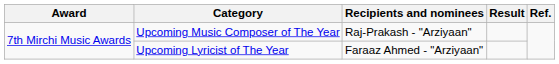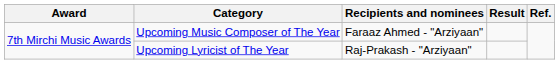(408, 31) Raj-Prakash - "Arziyaan" -> (414, 31) Faraaz Ahmed - "Arziyaan"
(414, 50) Faraaz Ahmed - "Arziyaan" -> (408, 50) Raj-Prakash - "Arziyaan"
